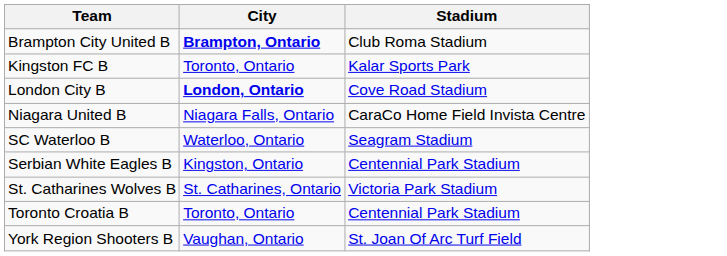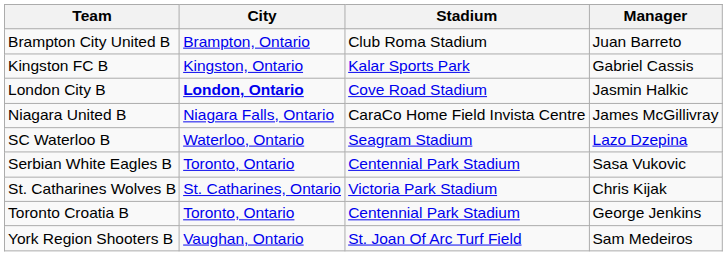+ column: (655, 16)
(252, 41) bold -> (247, 41) normal
(239, 66) Toronto, Ontario -> (243, 66) Kingston, Ontario
(243, 164) Kingston, Ontario -> (239, 164) Toronto, Ontario
